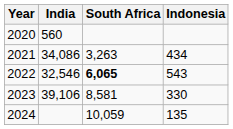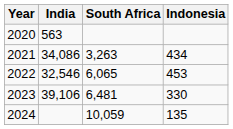(52, 34) 560 -> (52, 34) 563
(102, 74) bold -> (102, 74) normal
(177, 74) 543 -> (177, 74) 453
(102, 94) 8,581 -> (102, 94) 6,481
